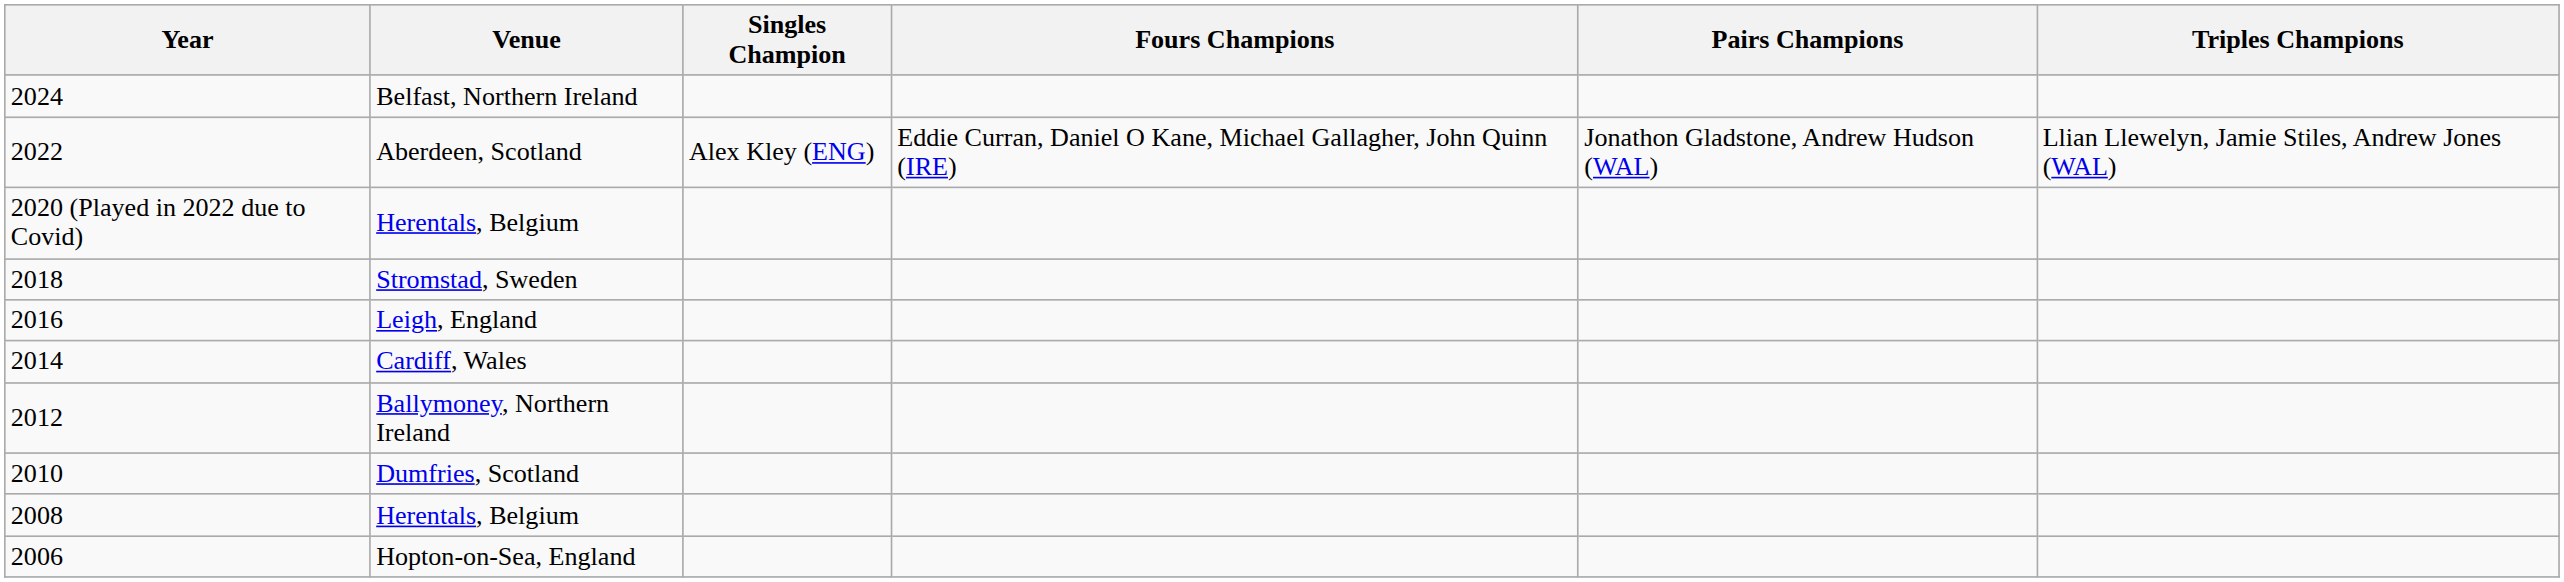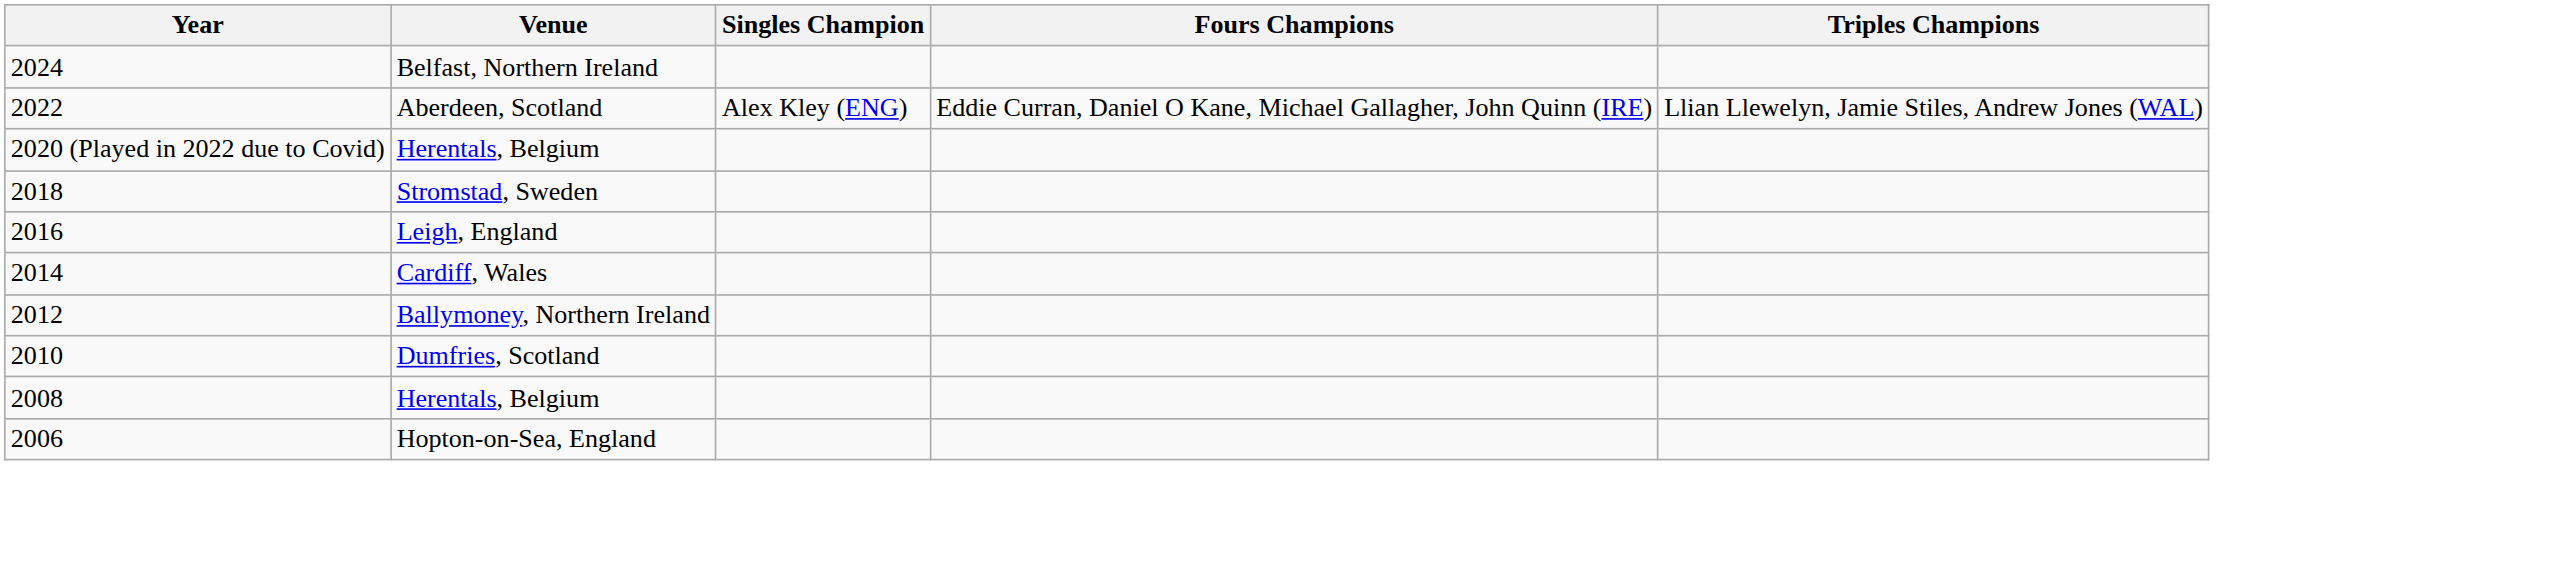- column: (1807, 39)
